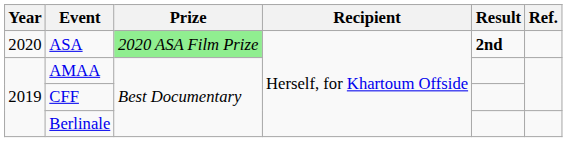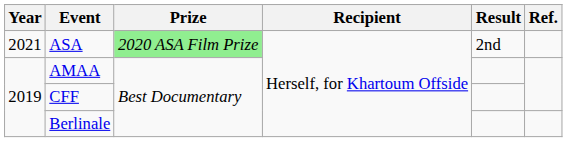(25, 44) 2020 -> (25, 44) 2021
(489, 44) bold -> (488, 44) normal
